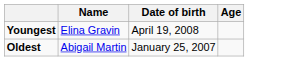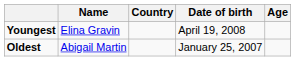+ column: (152, 13)
